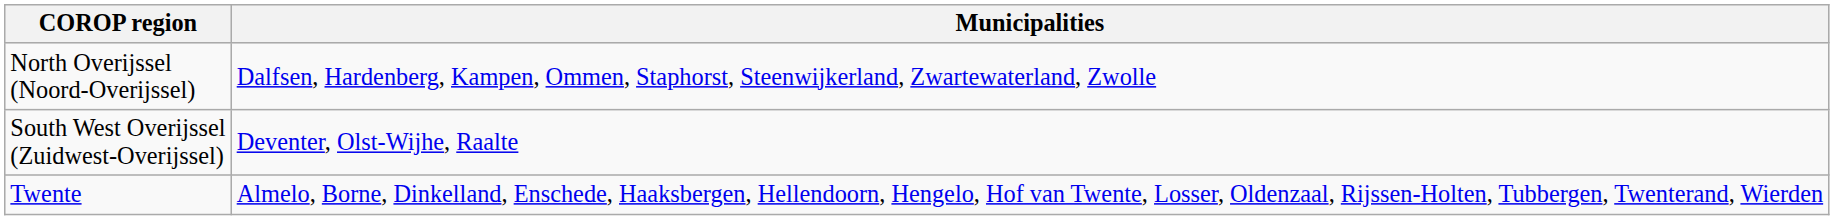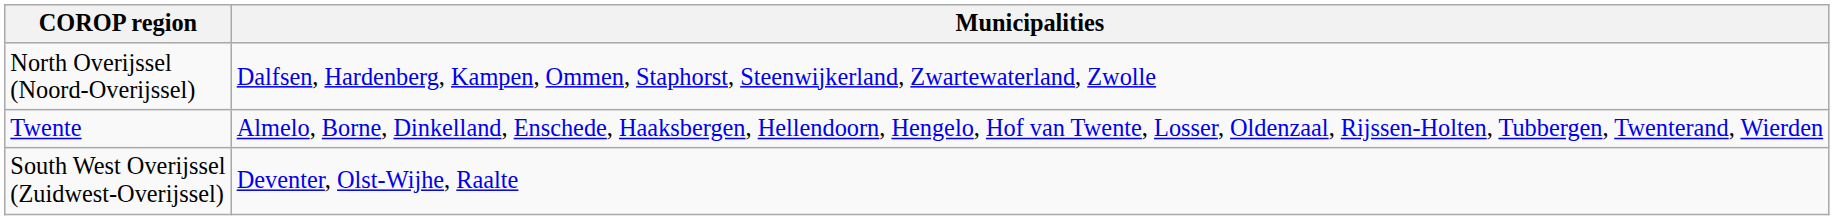rows swapped: (118, 141) <-> (46, 194)
